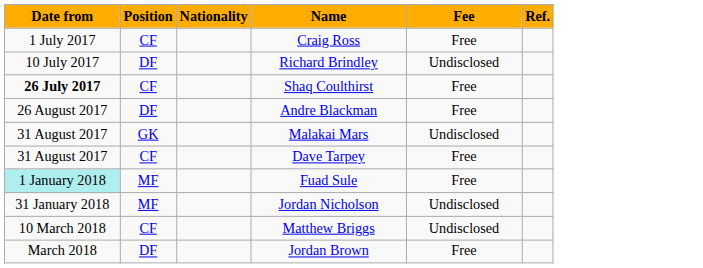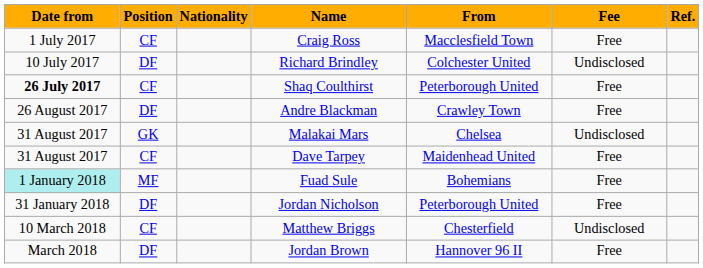+ column: (479, 16)
(148, 204) MF -> (148, 204) DF
(464, 204) Undisclosed -> (609, 204) Free
